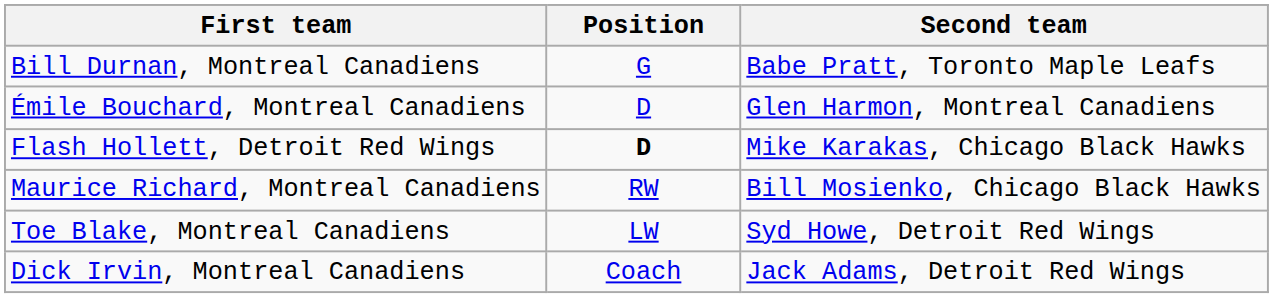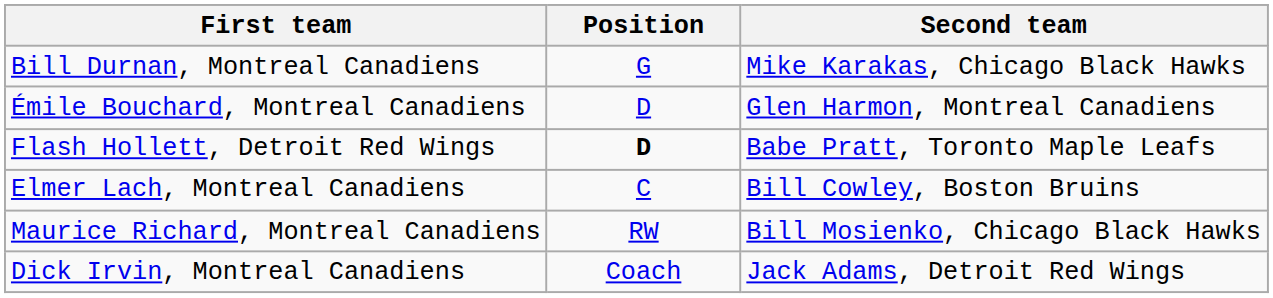(981, 67) Babe Pratt, Toronto Maple Leafs -> (996, 67) Mike Karakas, Chicago Black Hawks
(996, 149) Mike Karakas, Chicago Black Hawks -> (981, 149) Babe Pratt, Toronto Maple Leafs
+ row: (238, 190)
- row: (230, 231)
